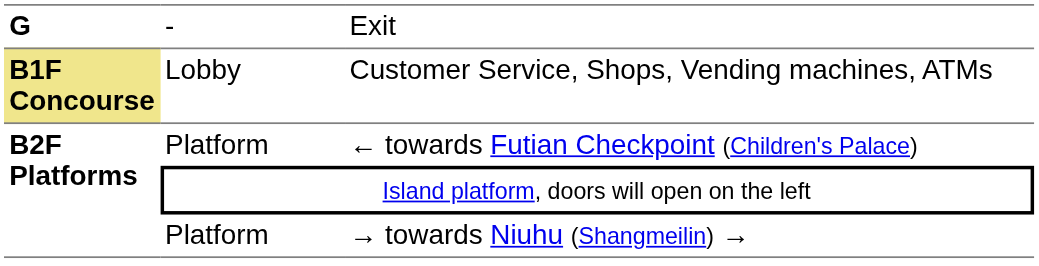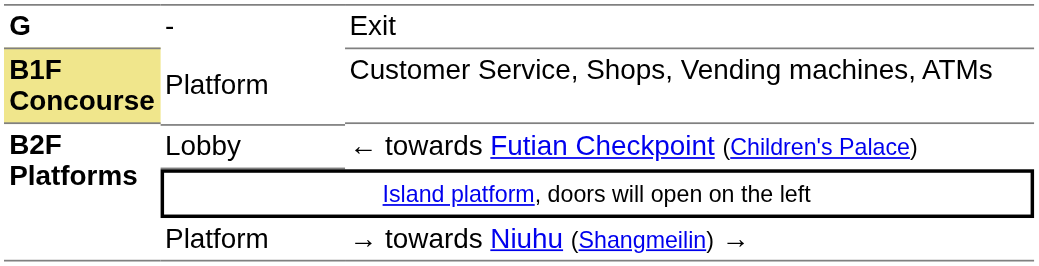(203, 69) Lobby -> (217, 85) Platform
(217, 144) Platform -> (203, 146) Lobby
